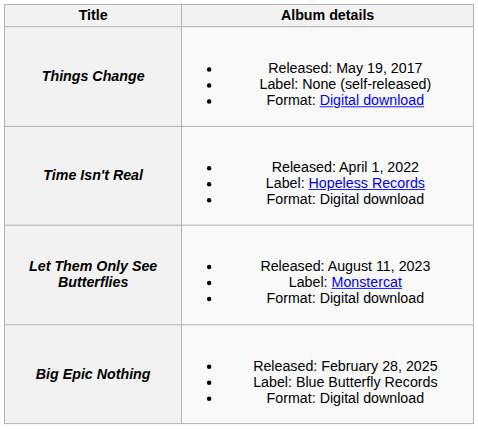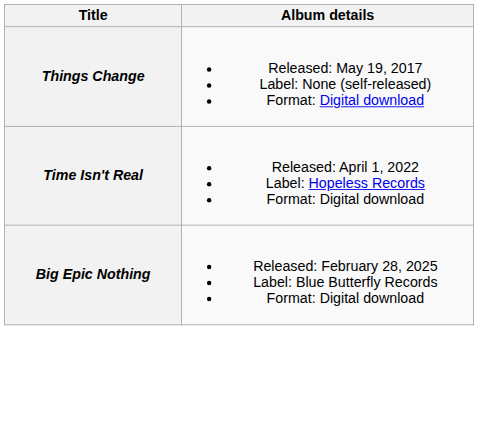- row: (93, 274)
